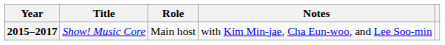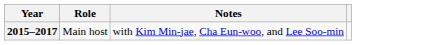- column: (104, 13)
